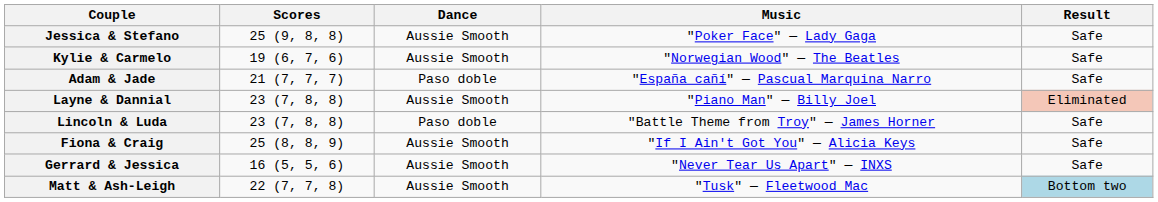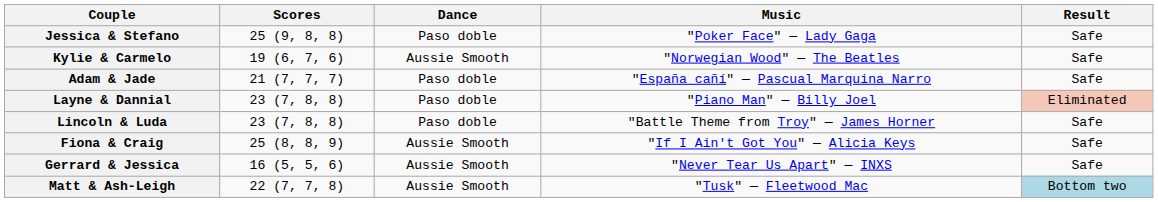(458, 37) Aussie Smooth -> (458, 37) Paso doble
(458, 101) Aussie Smooth -> (458, 101) Paso doble
